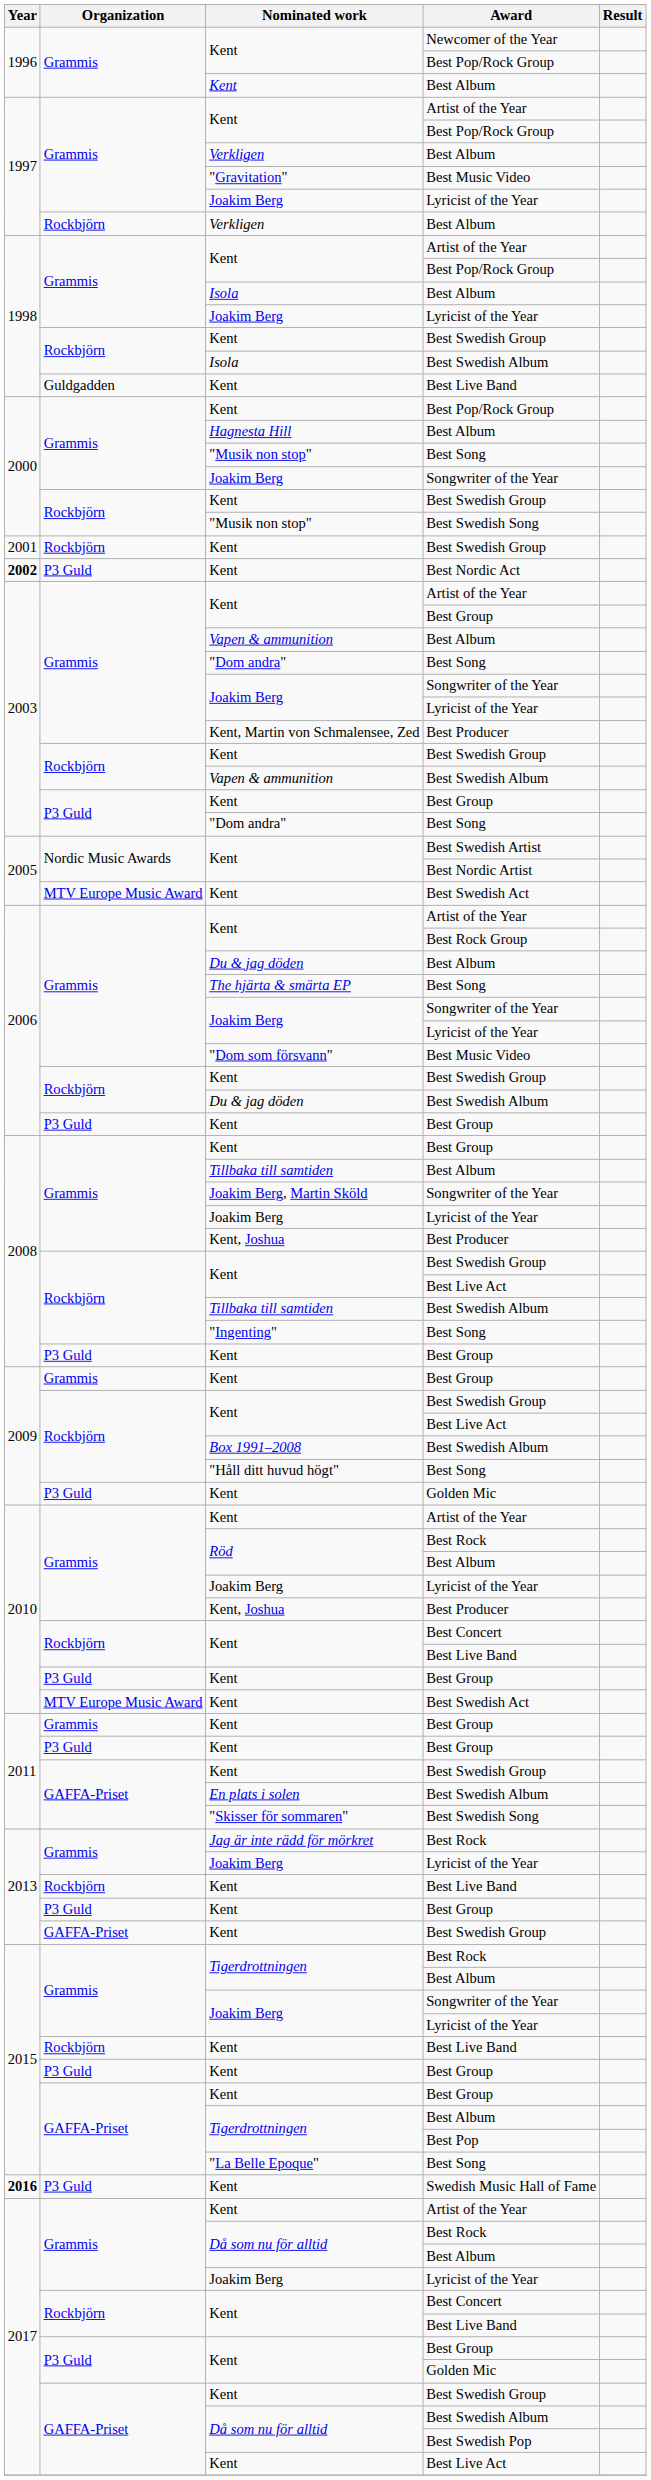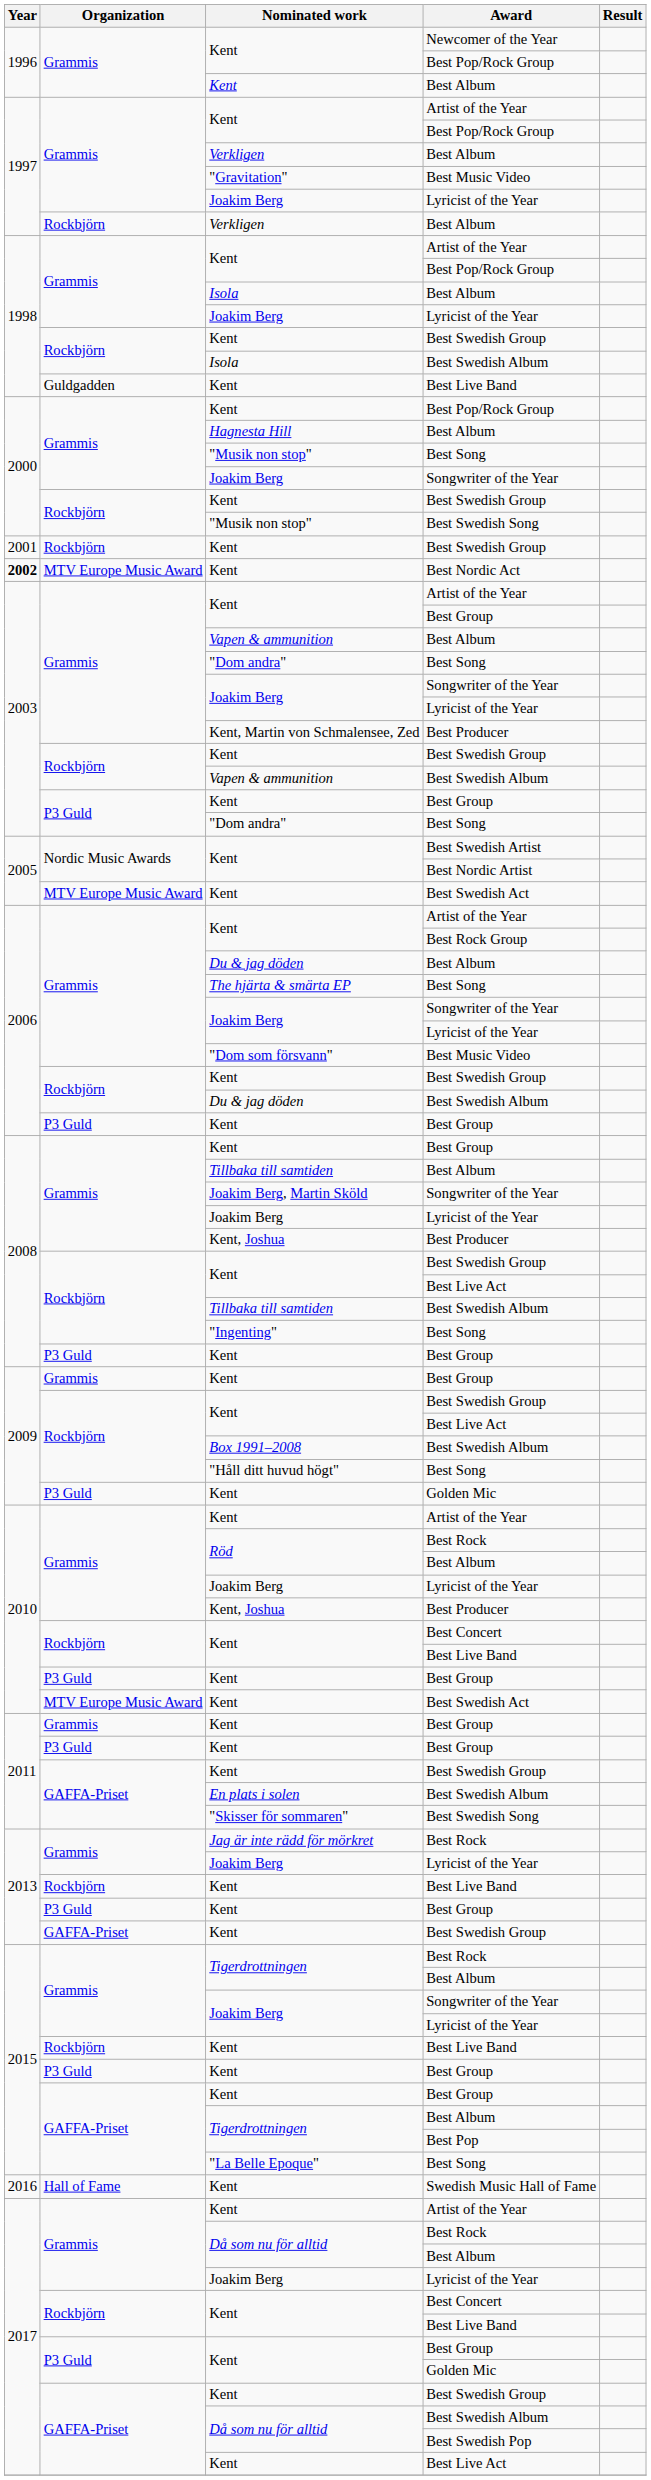(68, 570) P3 Guld -> (123, 570) MTV Europe Music Award
(22, 2186) bold -> (22, 2186) normal
(68, 2186) P3 Guld -> (82, 2186) Hall of Fame
